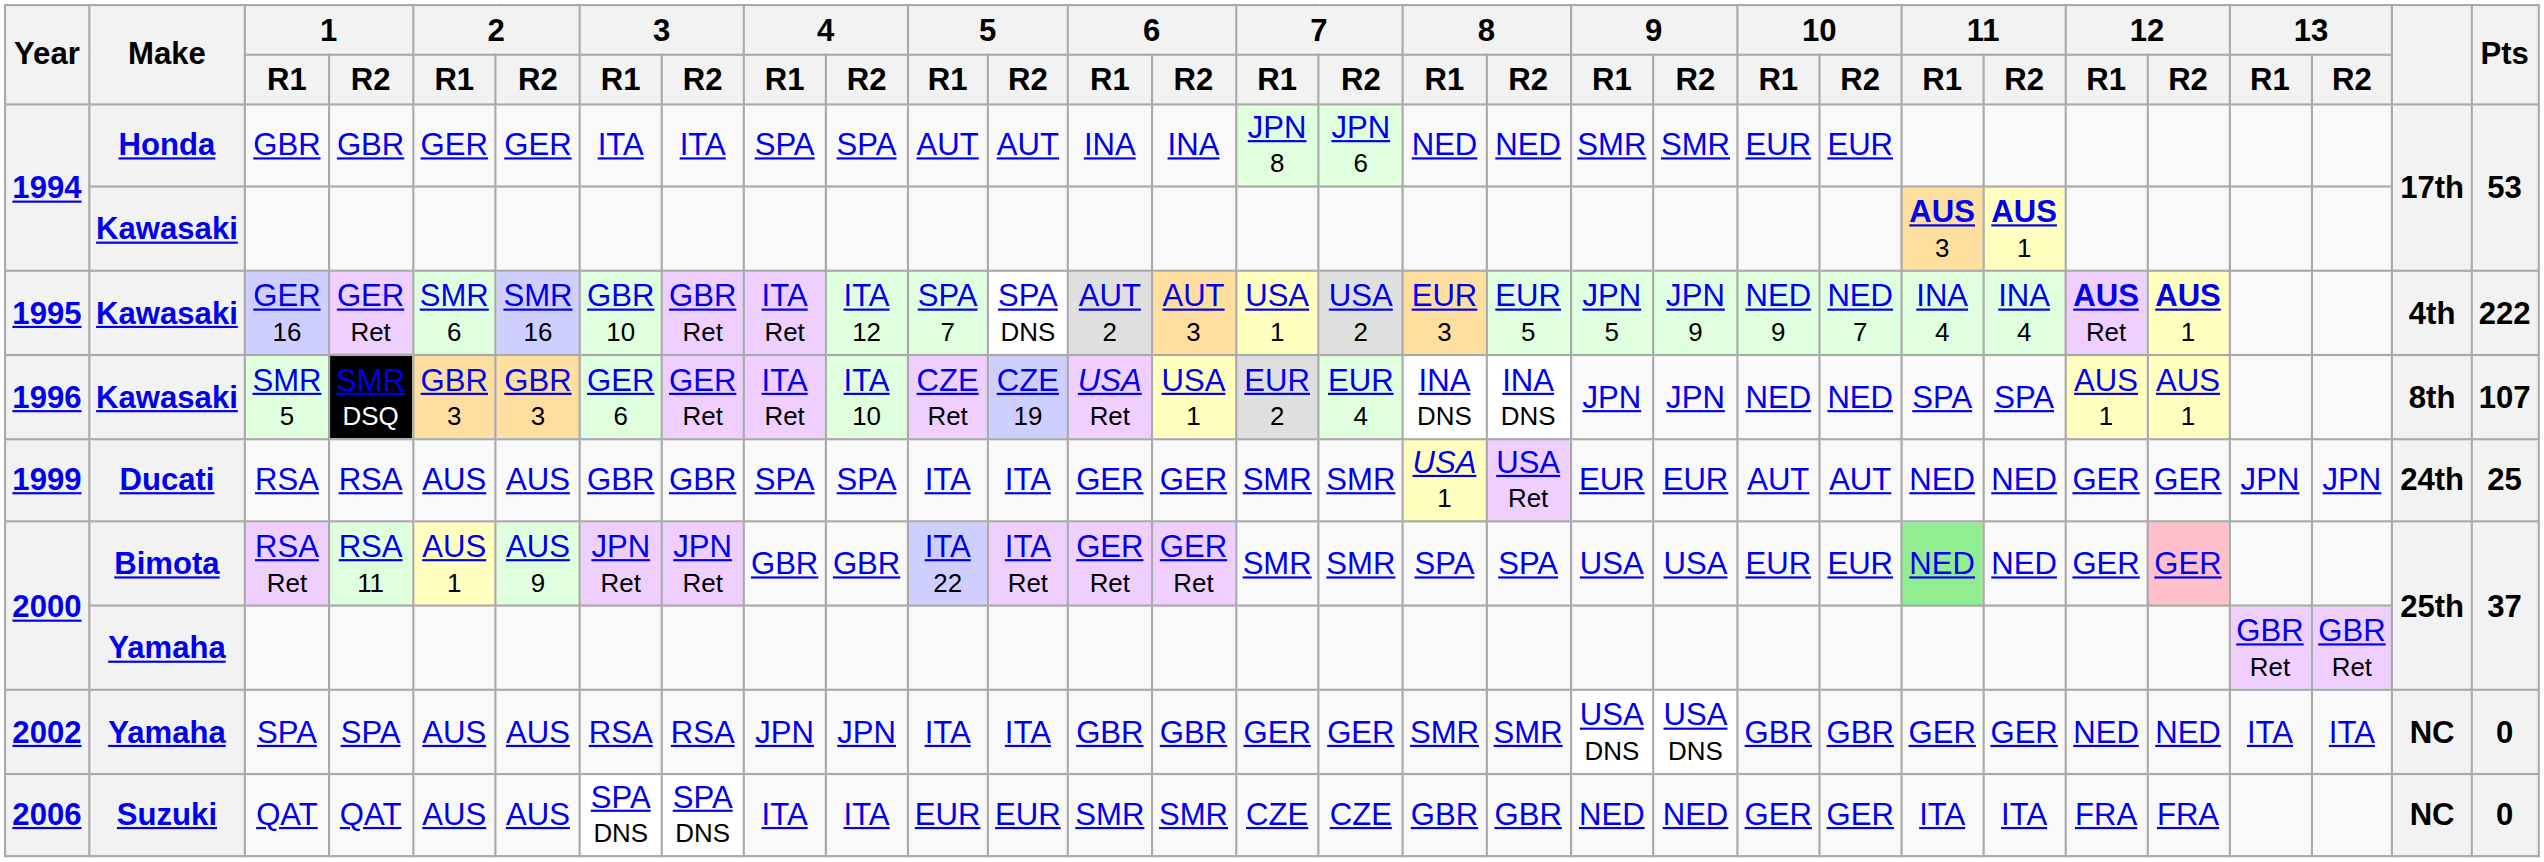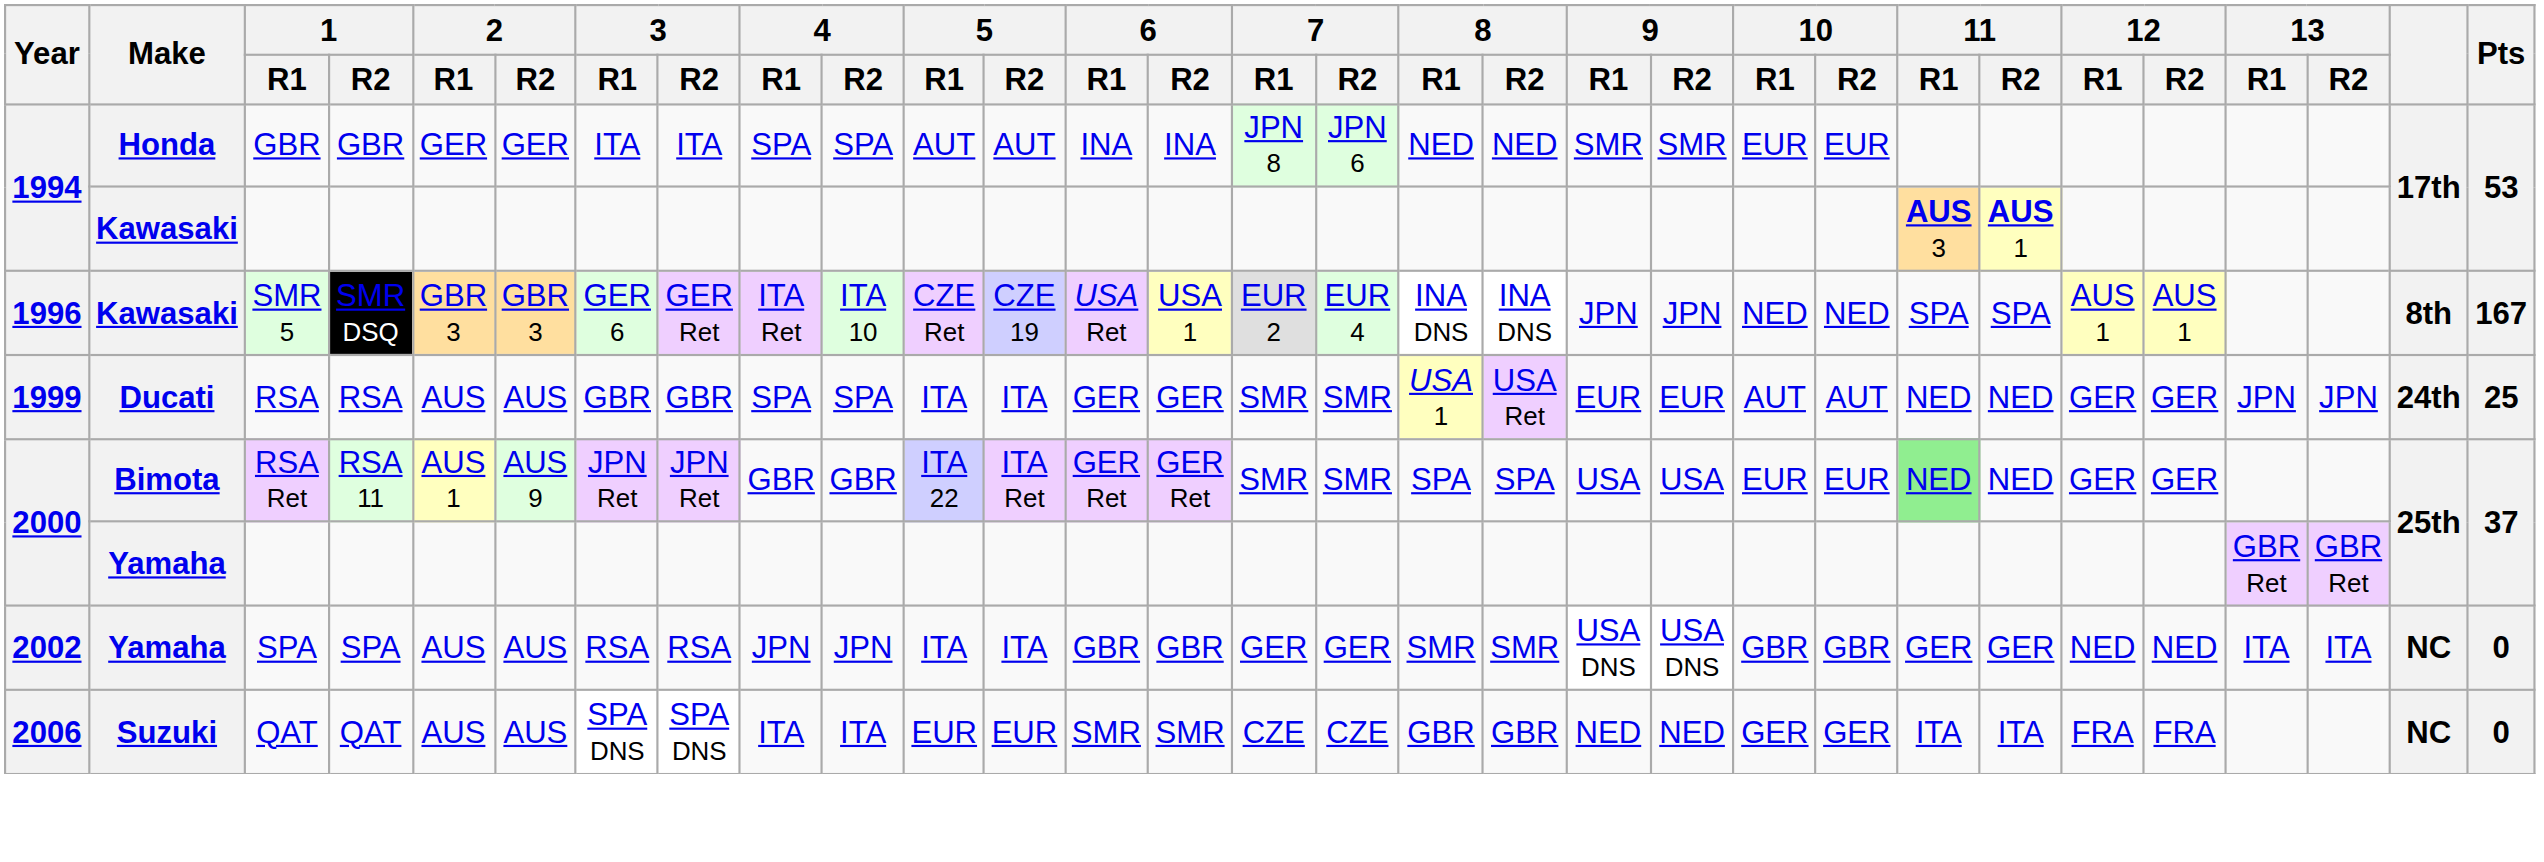- row: (47, 313)
(2505, 397) 107 -> (2501, 313) 167
(2188, 564) pink background -> (2185, 480) no background
